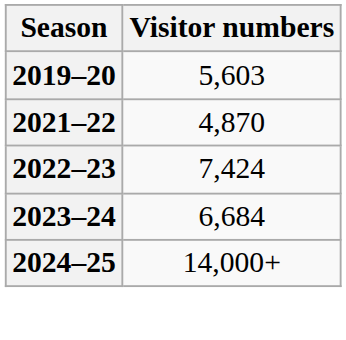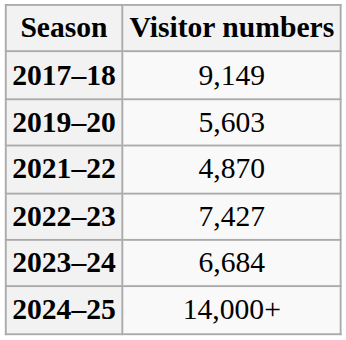+ row: (64, 74)
(232, 168) 7,424 -> (232, 215) 7,427
